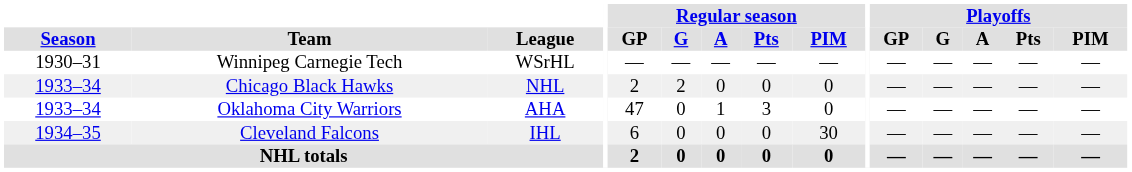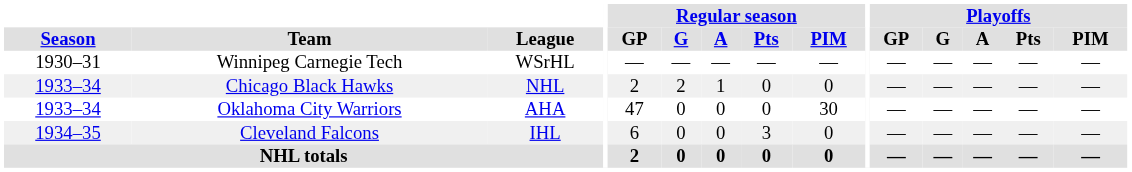(721, 85) 0 -> (721, 85) 1
(721, 109) 1 -> (721, 109) 0
(766, 109) 3 -> (766, 109) 0
(829, 109) 0 -> (829, 109) 30
(766, 132) 0 -> (766, 132) 3
(829, 132) 30 -> (829, 132) 0
